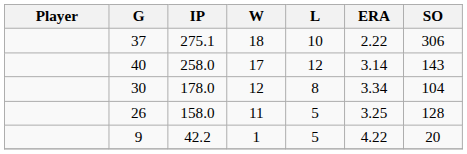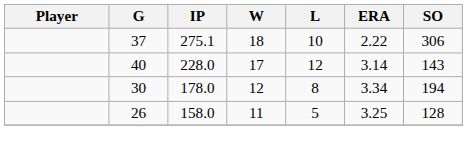(197, 64) 258.0 -> (197, 64) 228.0
(433, 88) 104 -> (433, 88) 194
- row: (139, 137)
